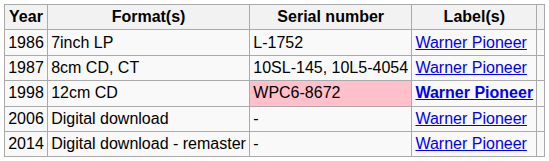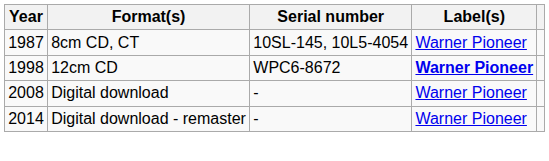- row: (82, 42)
(297, 93) pink background -> (297, 67) no background
(26, 118) 2006 -> (26, 93) 2008
